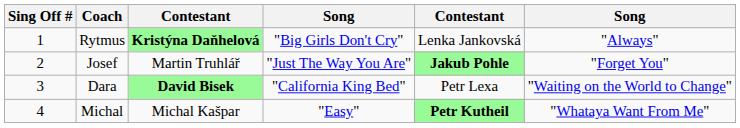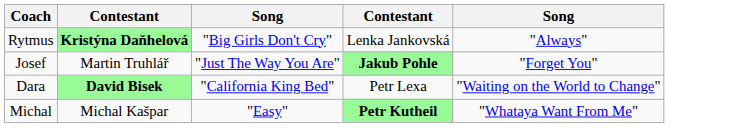- column: (40, 16)
